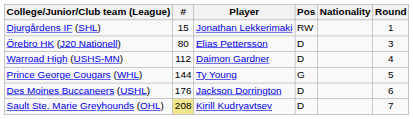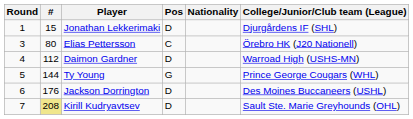columns swapped: (391, 12) <-> (88, 12)
(305, 28) RW -> (168, 28) D
(301, 43) D -> (168, 43) C
